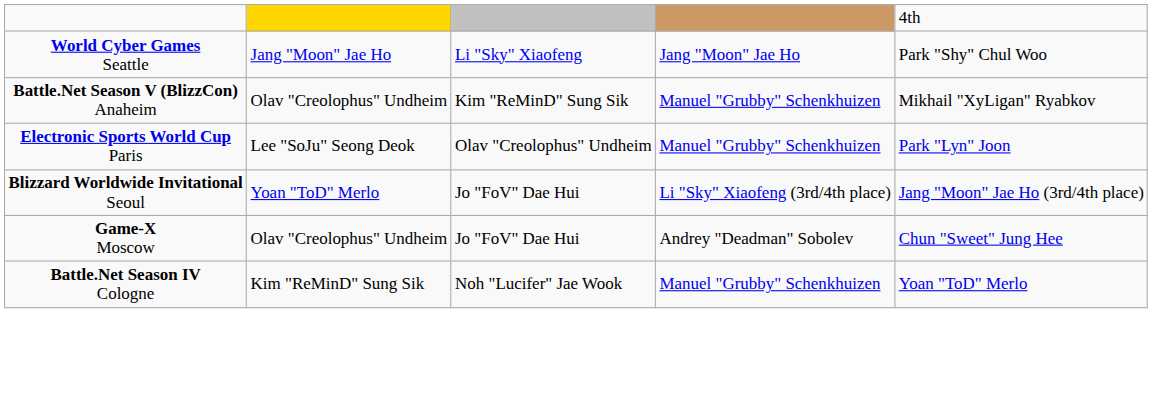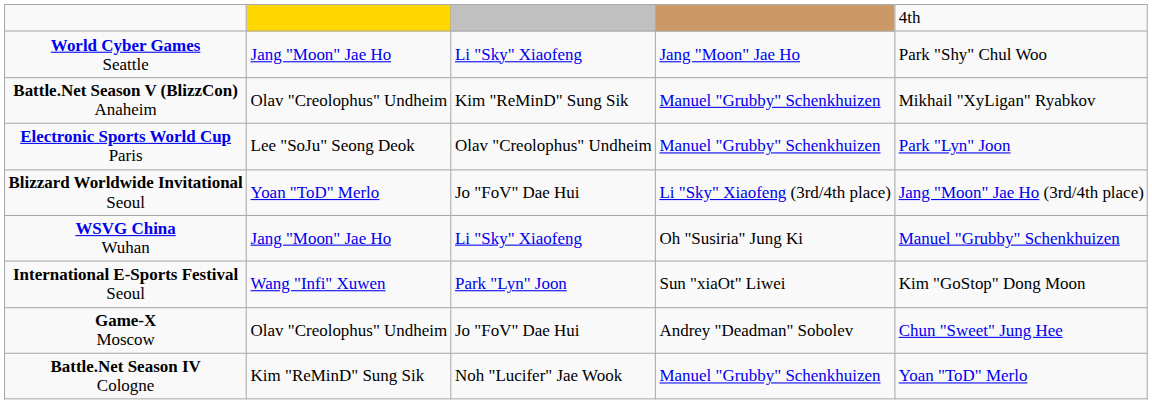+ row: (126, 238)
+ row: (126, 284)
